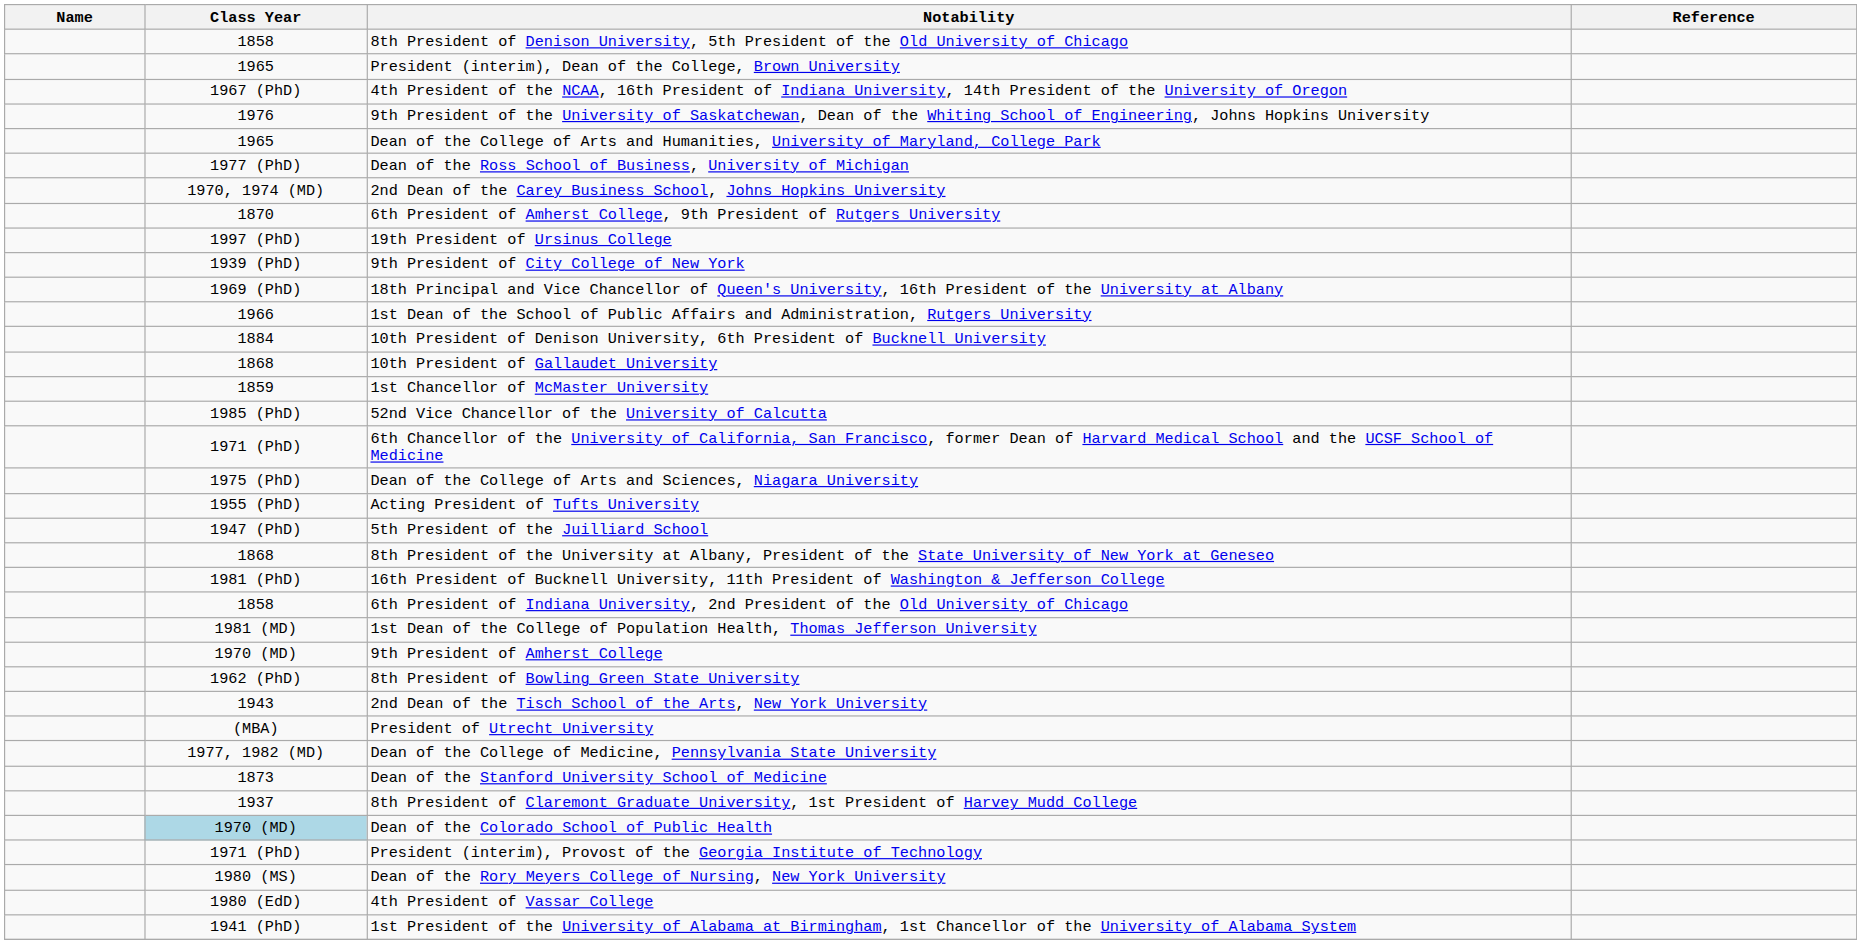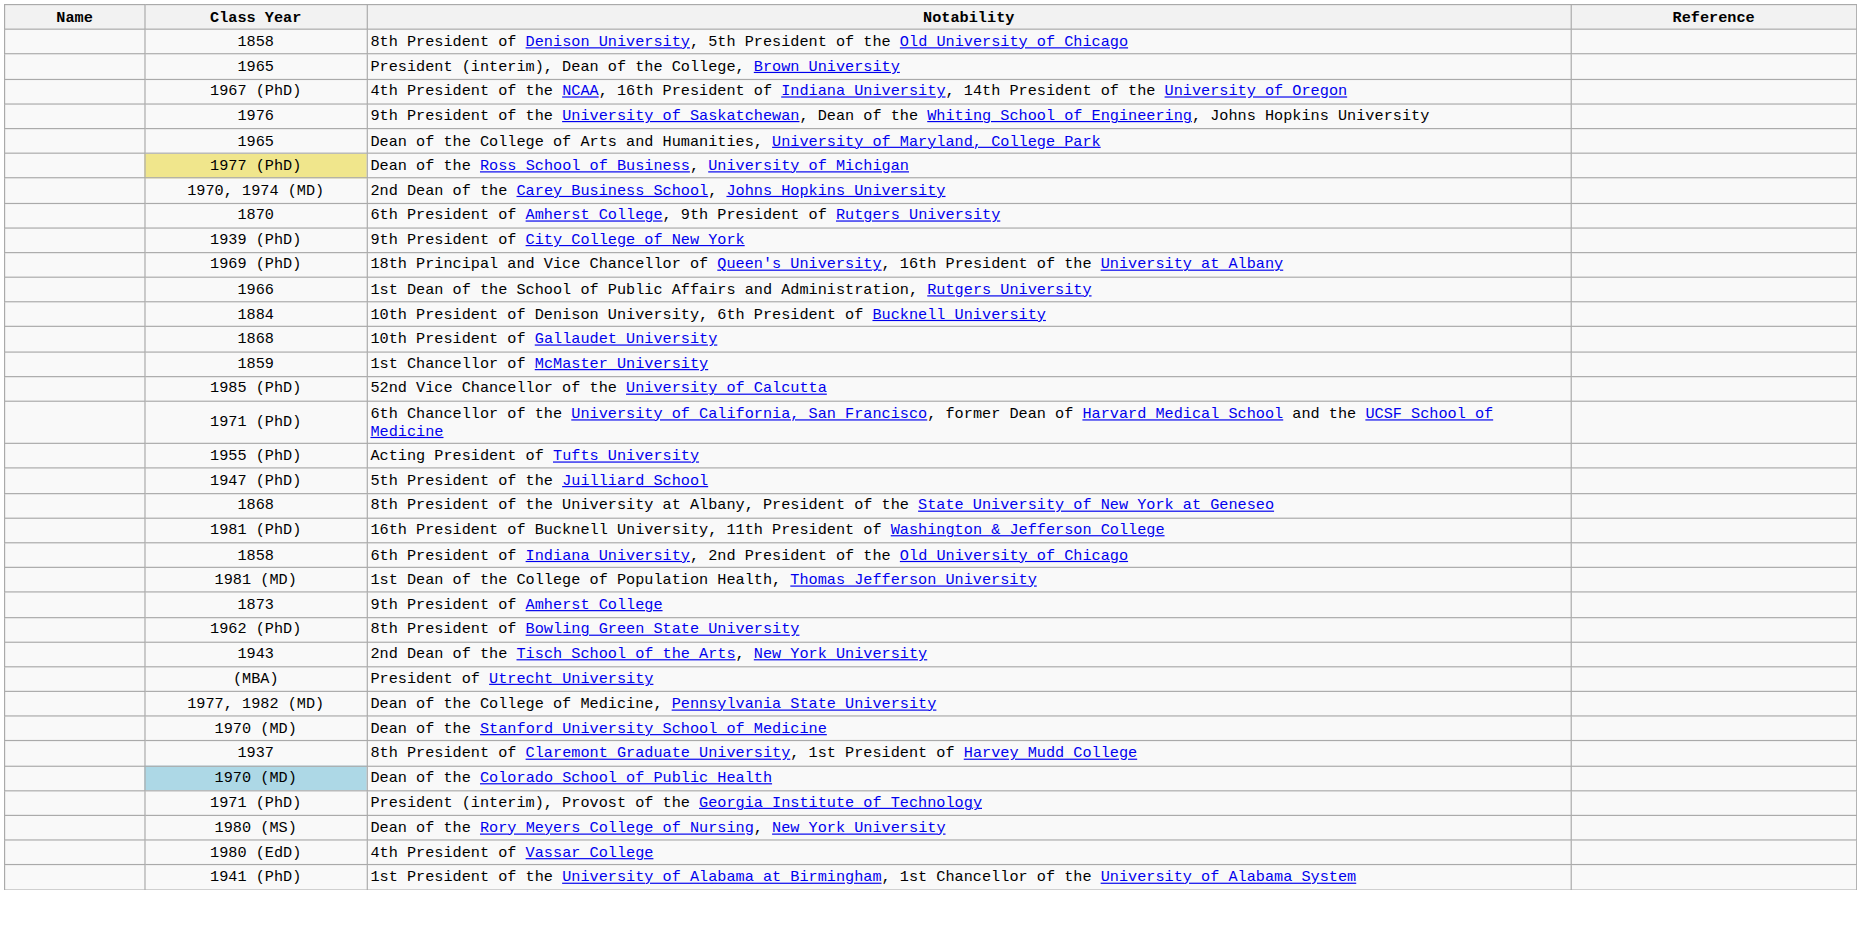(256, 166) no background -> (256, 166) khaki background
- row: (521, 240)
- row: (644, 481)
(256, 654) 1970 (MD) -> (256, 605) 1873
(256, 778) 1873 -> (256, 729) 1970 (MD)
